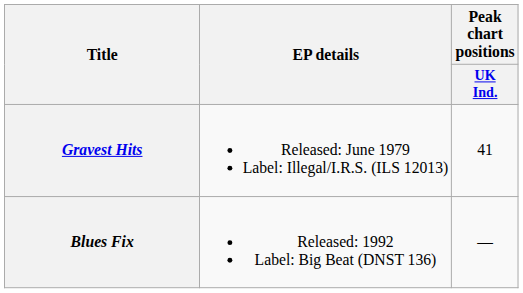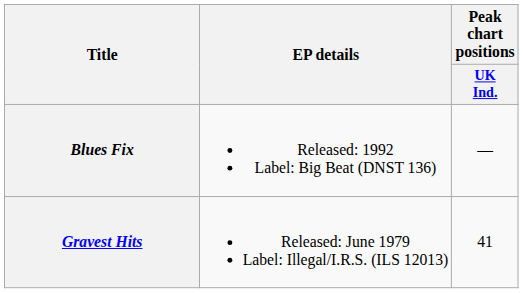rows swapped: (102, 150) <-> (102, 241)
